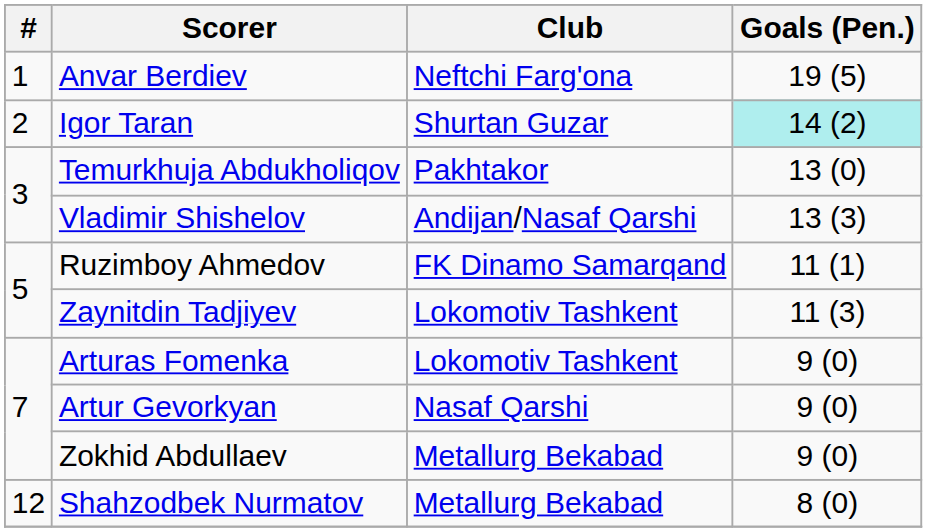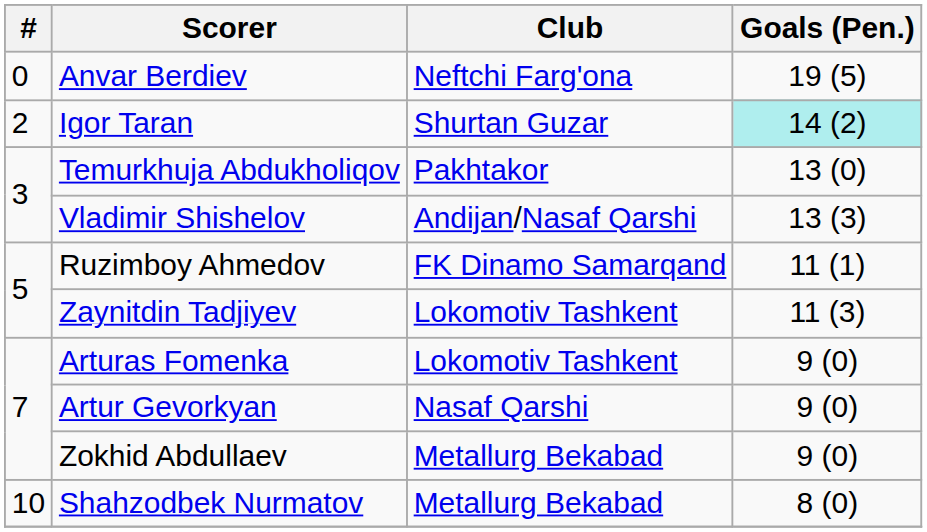(20, 75) 1 -> (20, 75) 0
(28, 502) 12 -> (28, 502) 10
